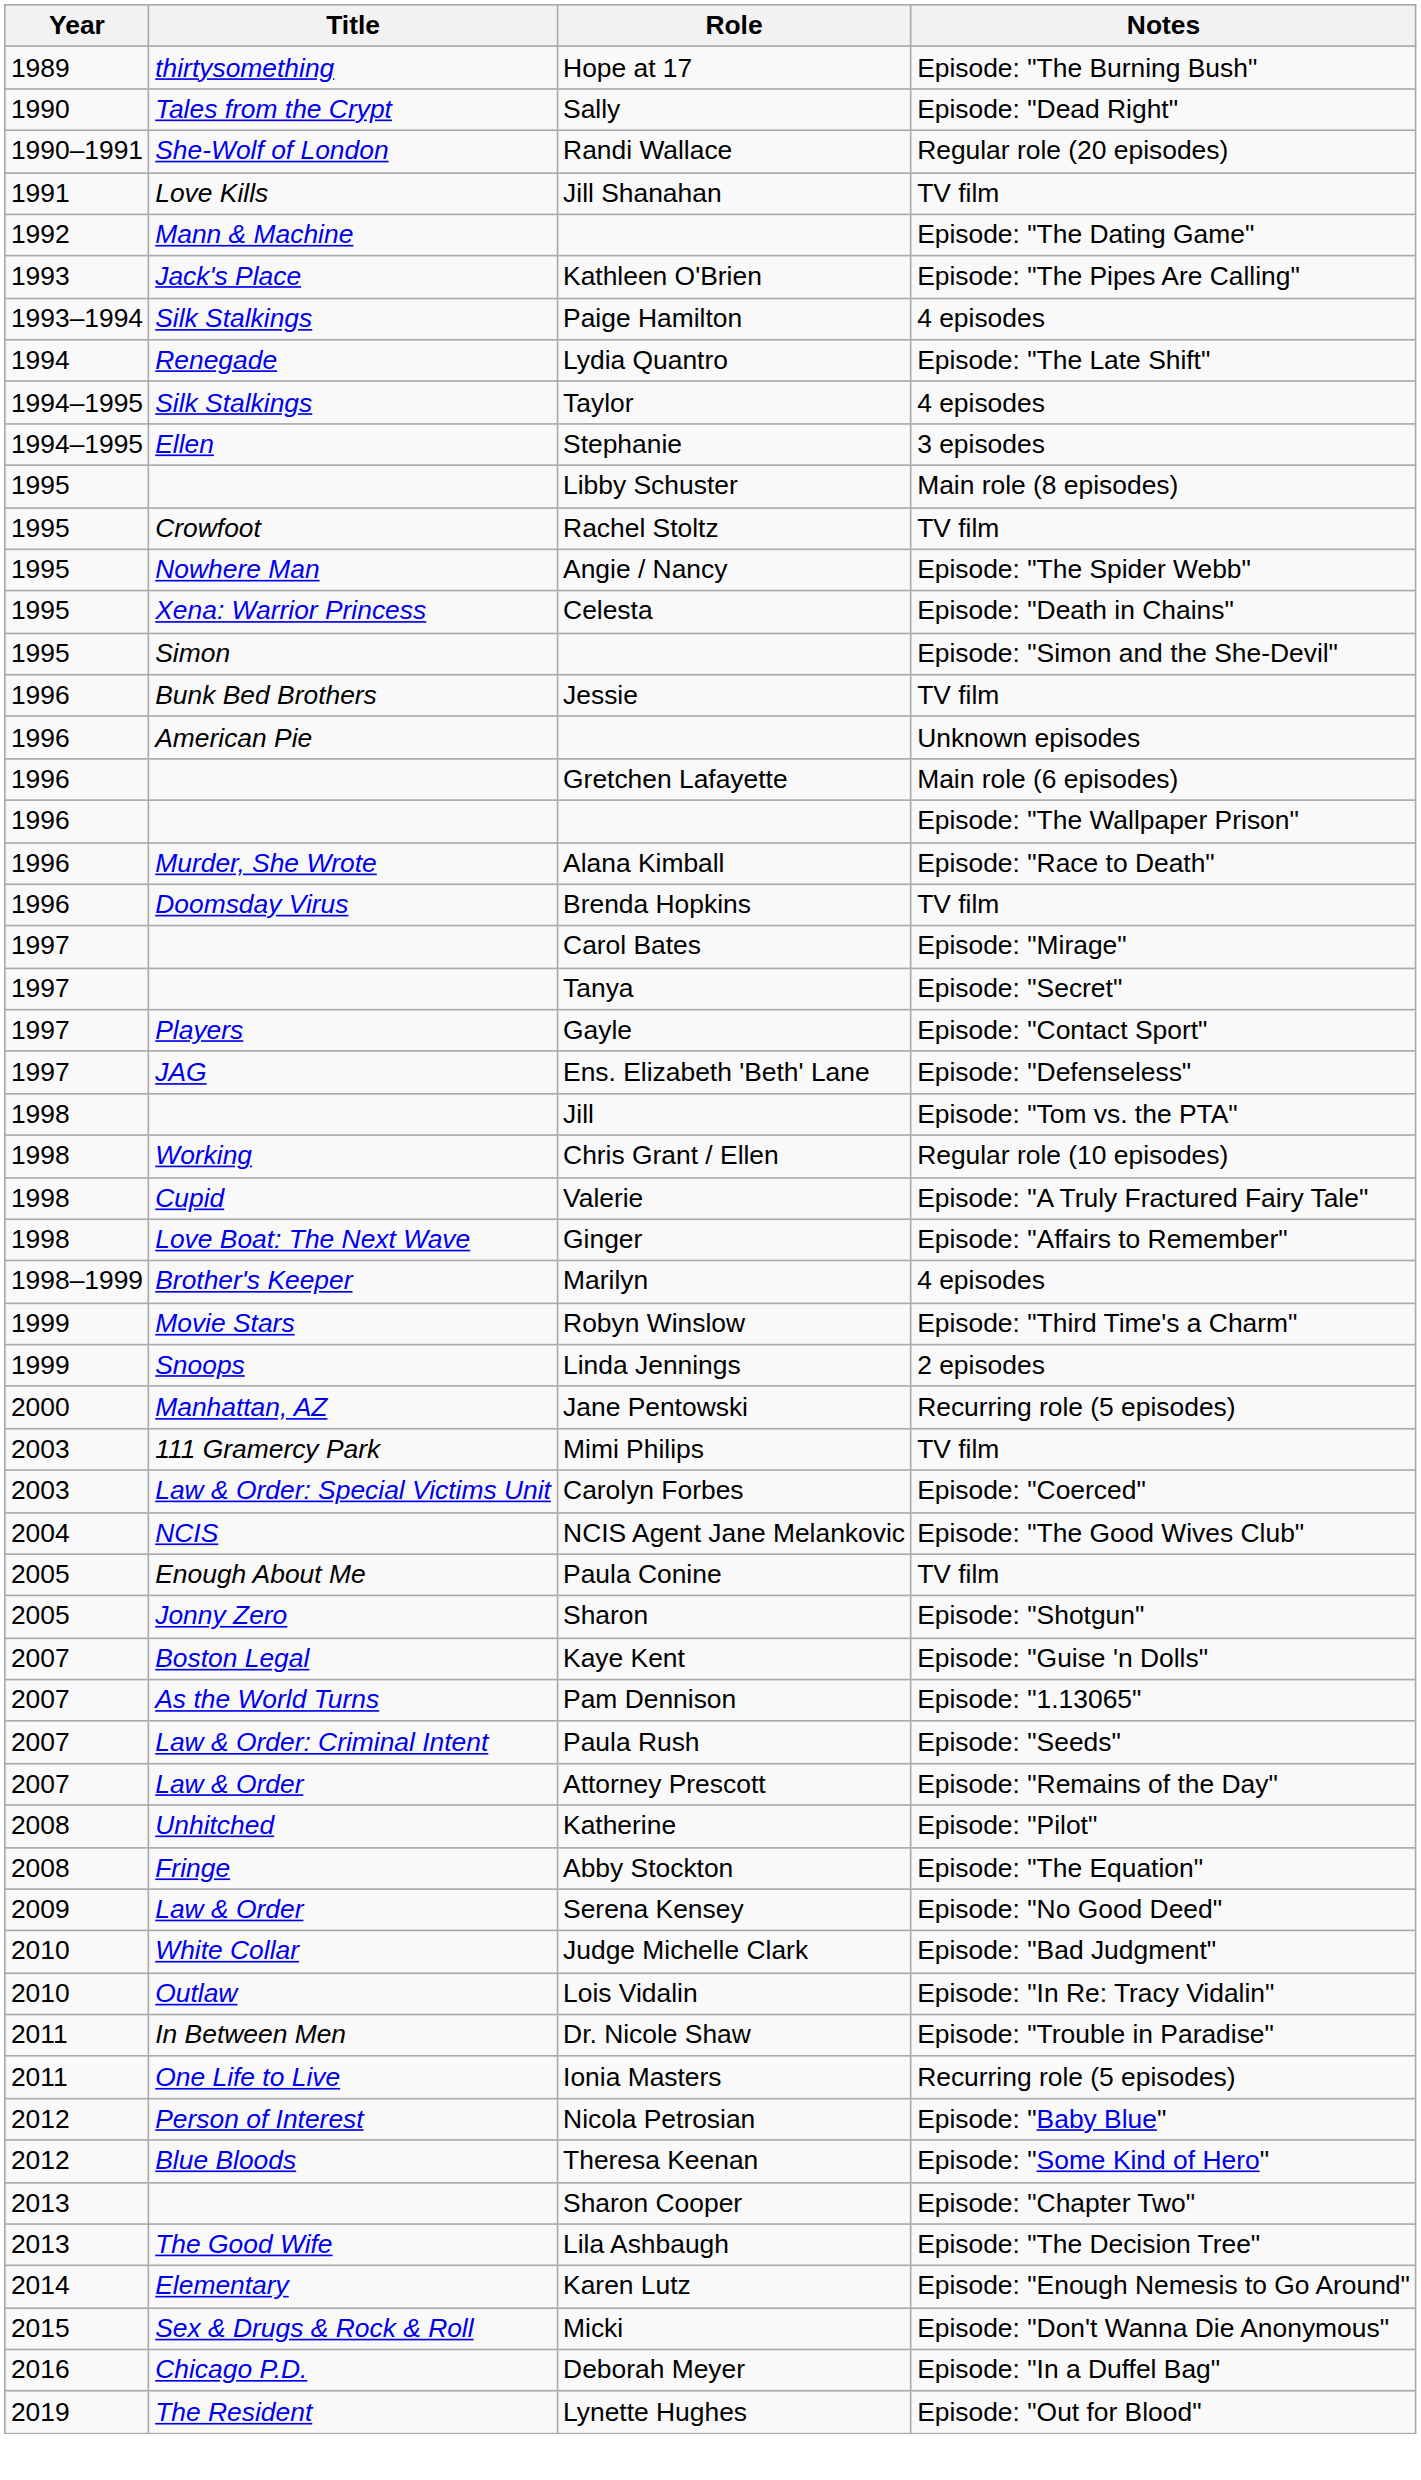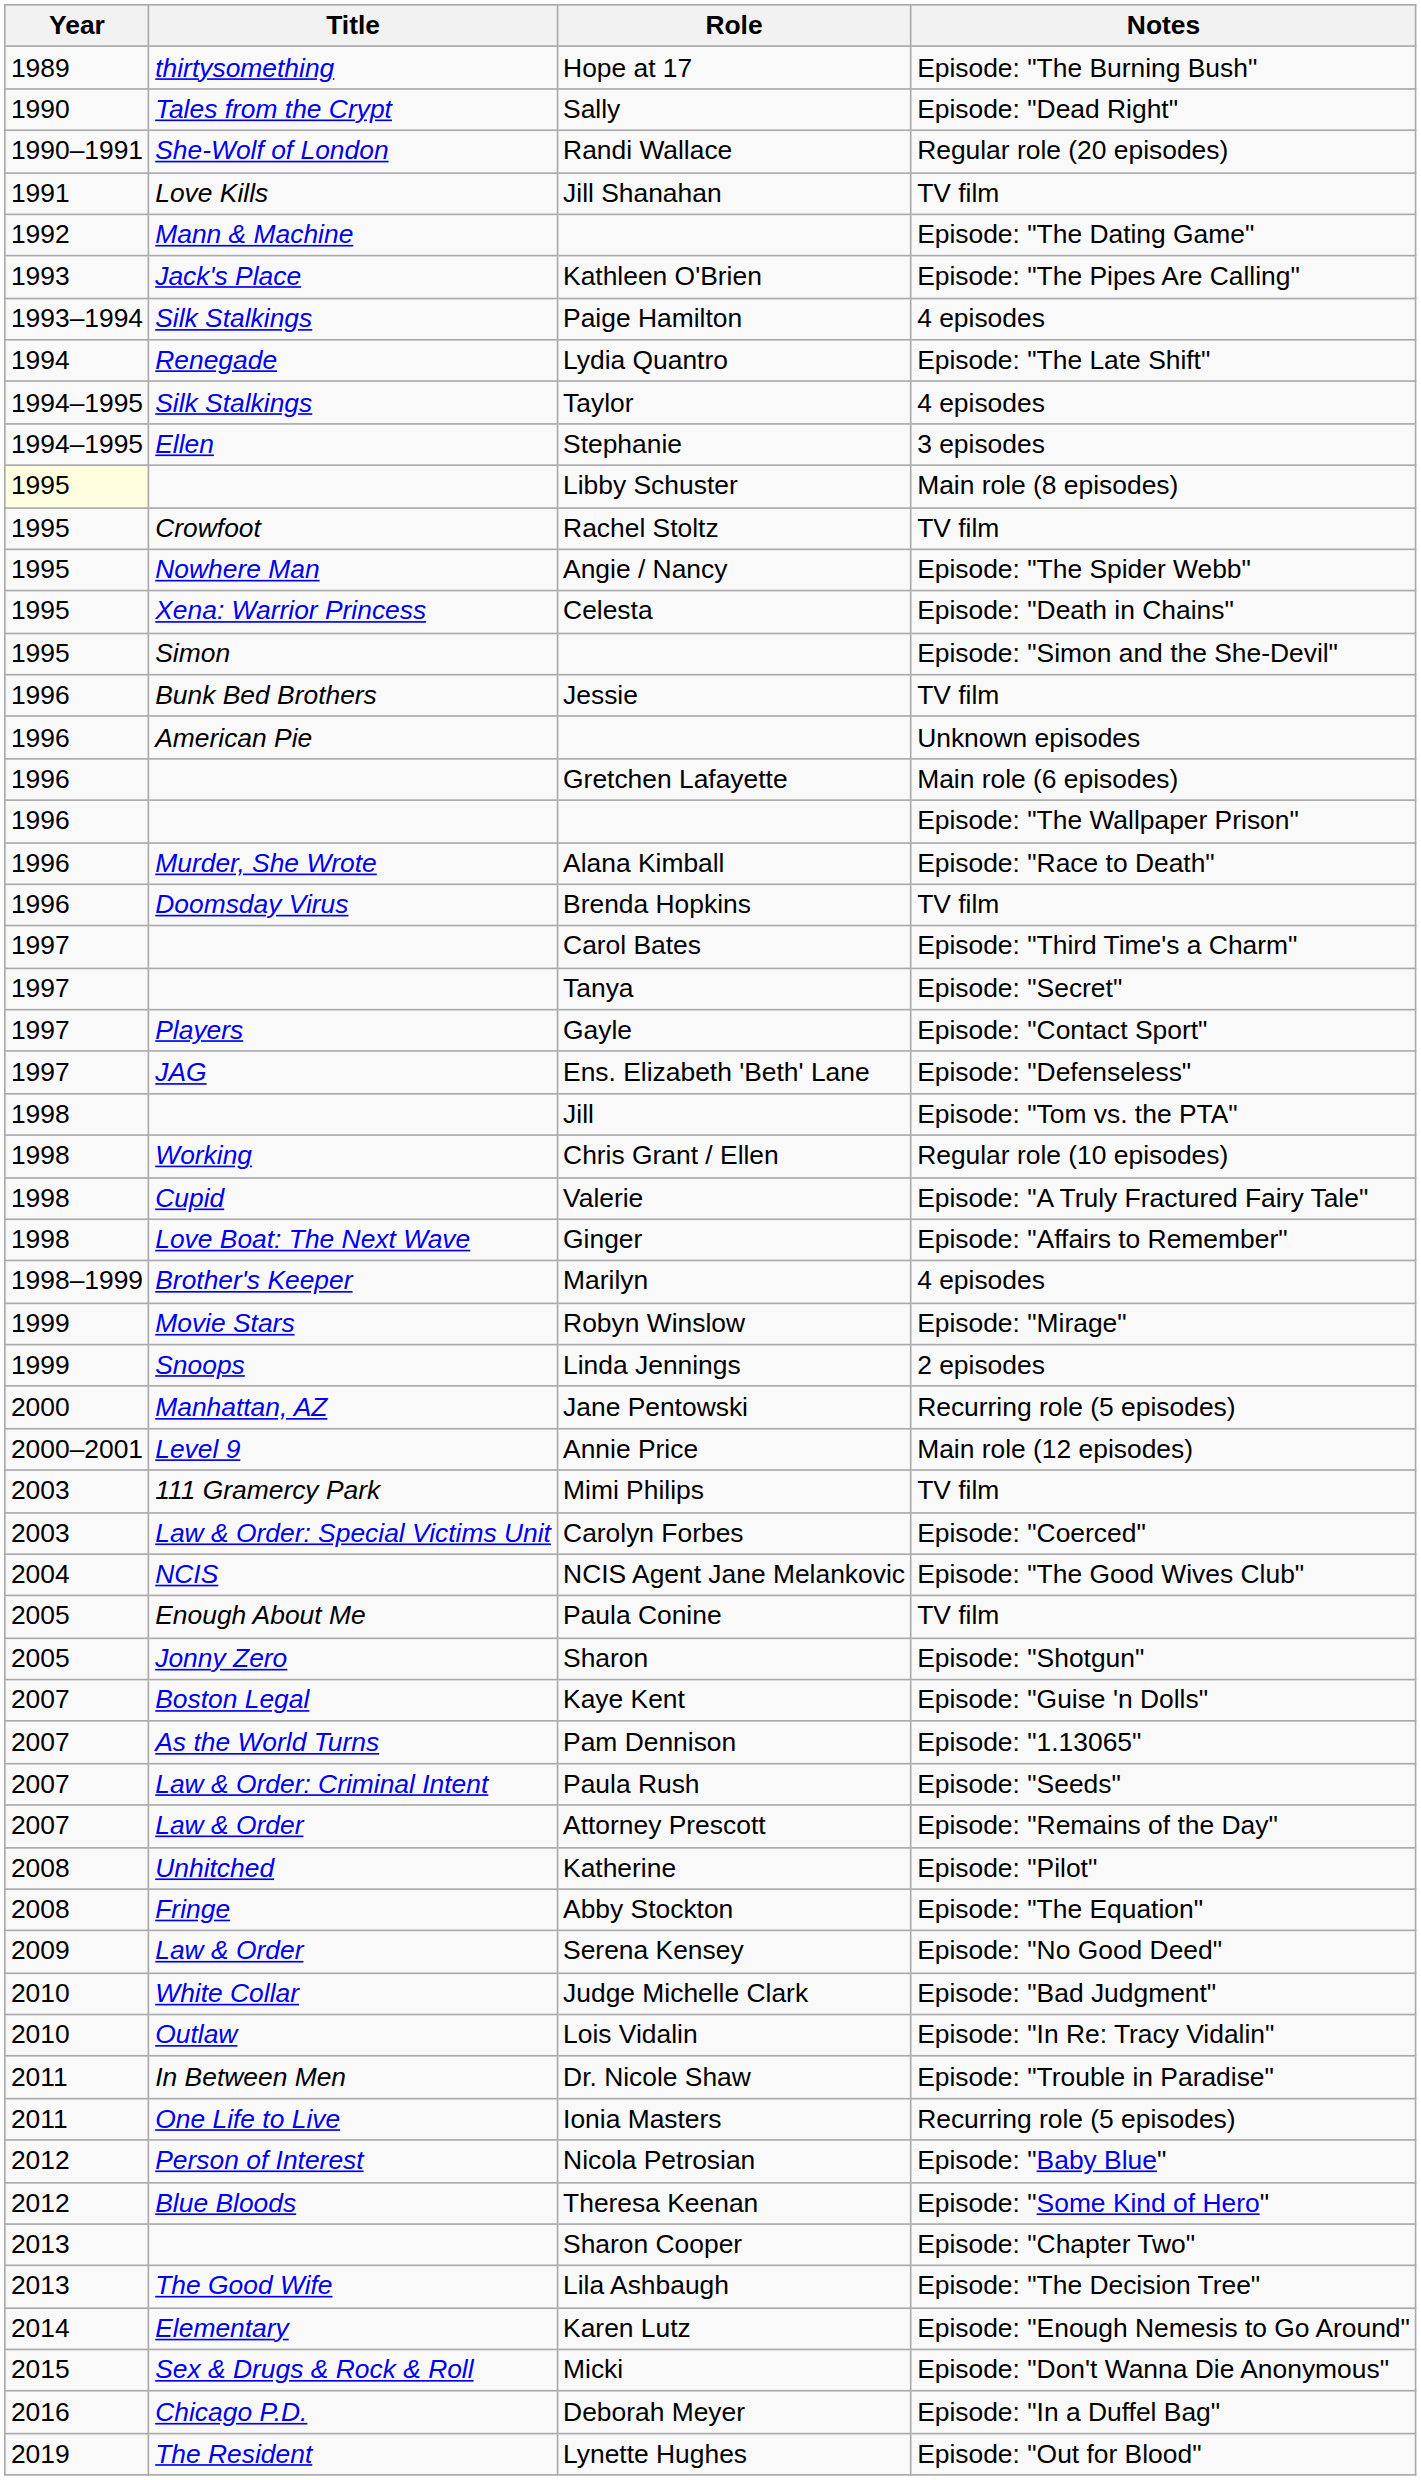(40, 485) no background -> (40, 485) lightyellow background
(1022, 946) Episode: "Mirage" -> (1107, 946) Episode: "Third Time's a Charm"
(1107, 1323) Episode: "Third Time's a Charm" -> (1022, 1323) Episode: "Mirage"
+ row: (198, 1448)
